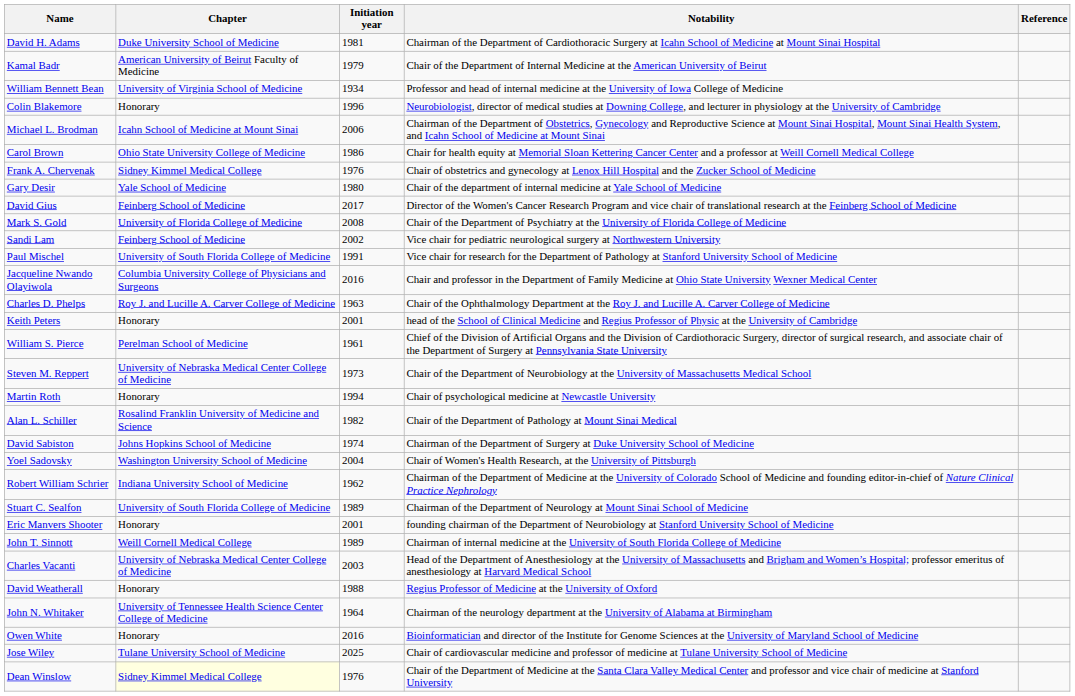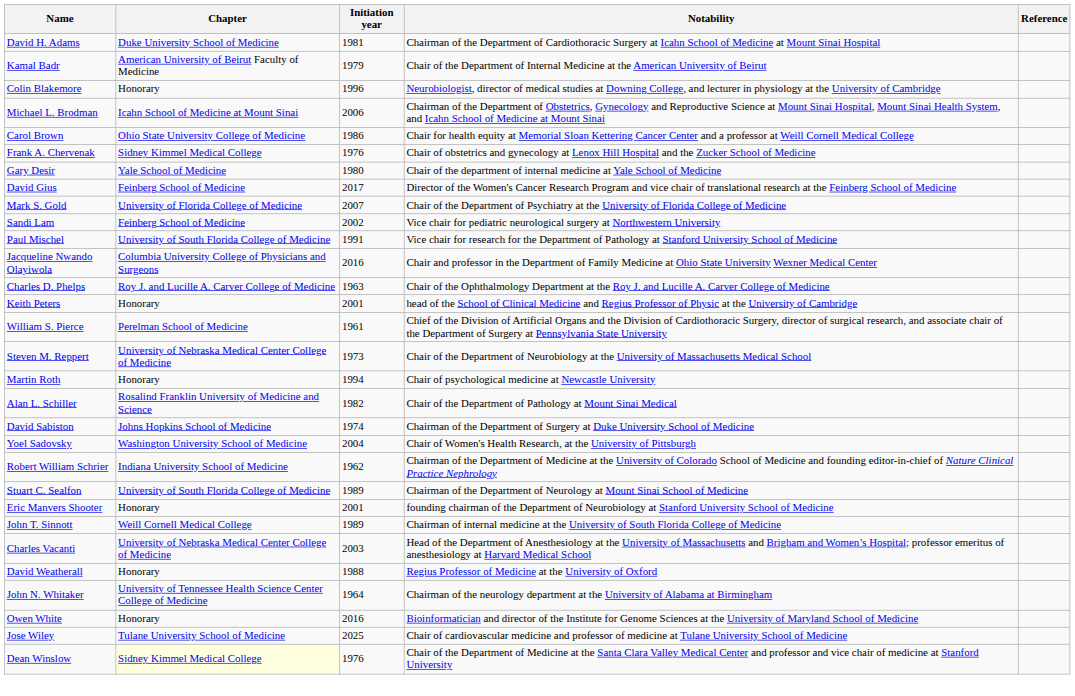- row: (55, 89)
(353, 222) 2008 -> (353, 205) 2007
